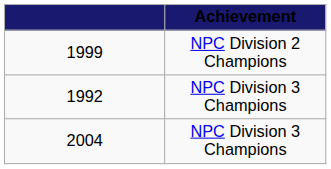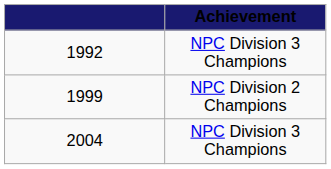rows swapped: (85, 96) <-> (85, 52)
